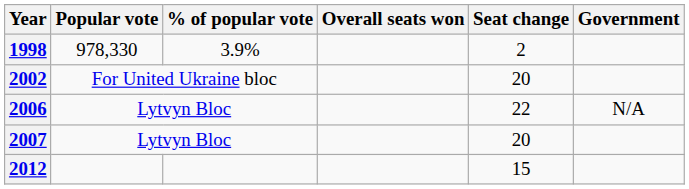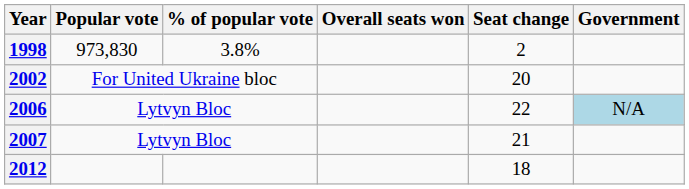(107, 49) 978,330 -> (107, 49) 973,830
(240, 49) 3.9% -> (240, 49) 3.8%
(629, 109) no background -> (629, 109) lightblue background
(521, 139) 20 -> (521, 139) 21
(521, 169) 15 -> (521, 169) 18
